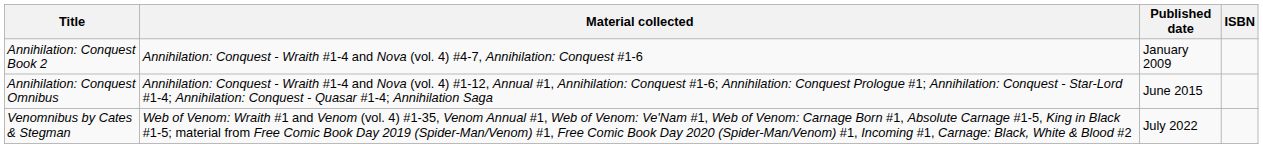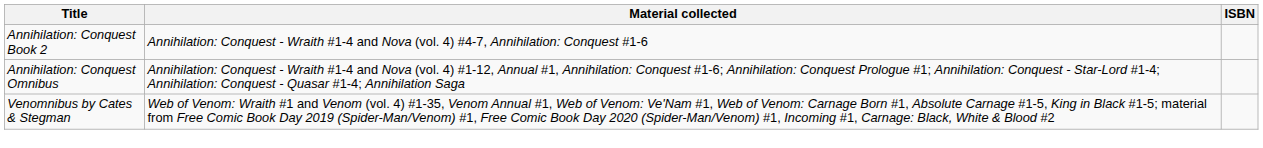- column: (1181, 21)
